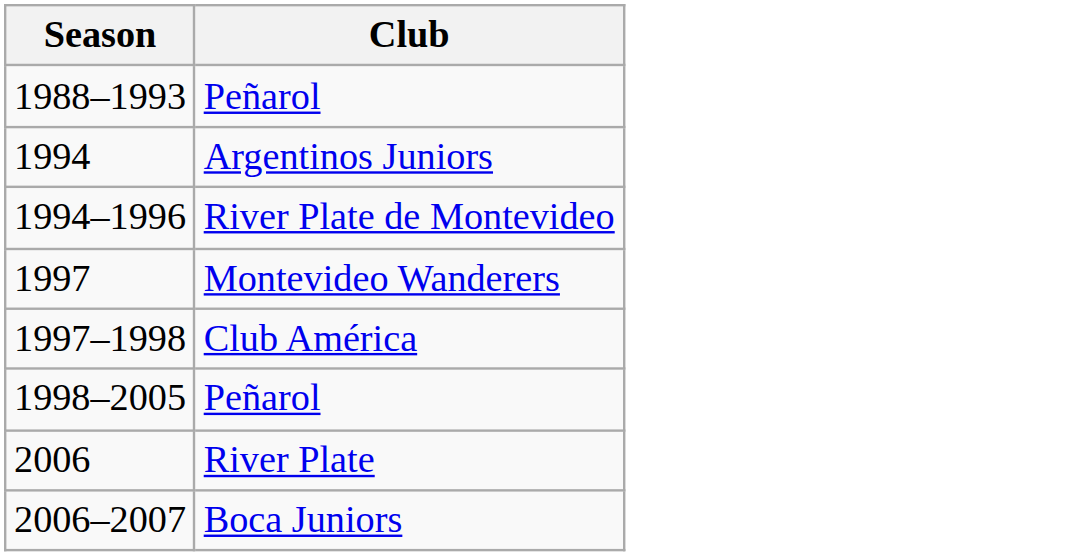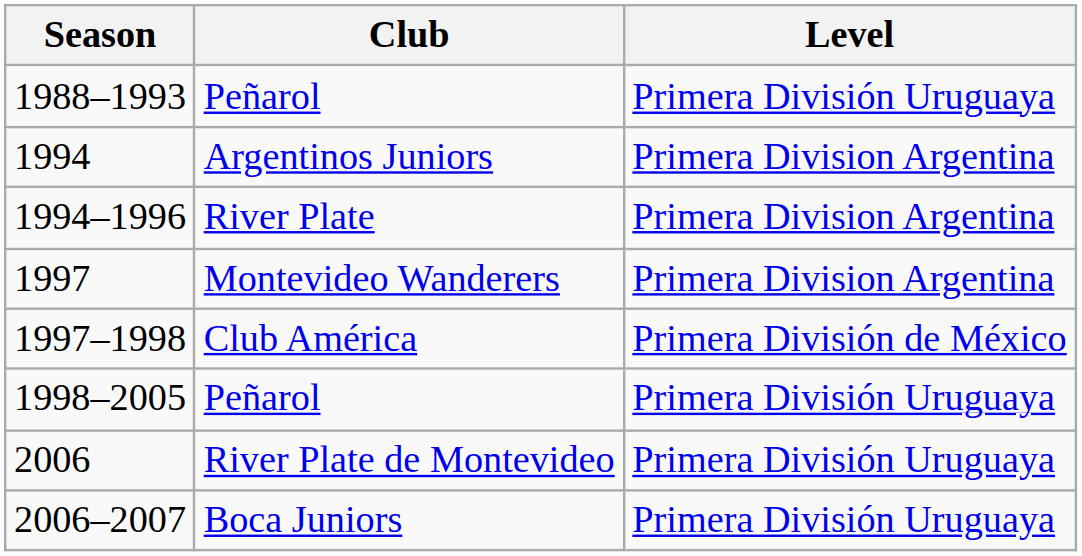+ column: (850, 34)
(409, 216) River Plate de Montevideo -> (289, 216) River Plate
(289, 459) River Plate -> (409, 459) River Plate de Montevideo
